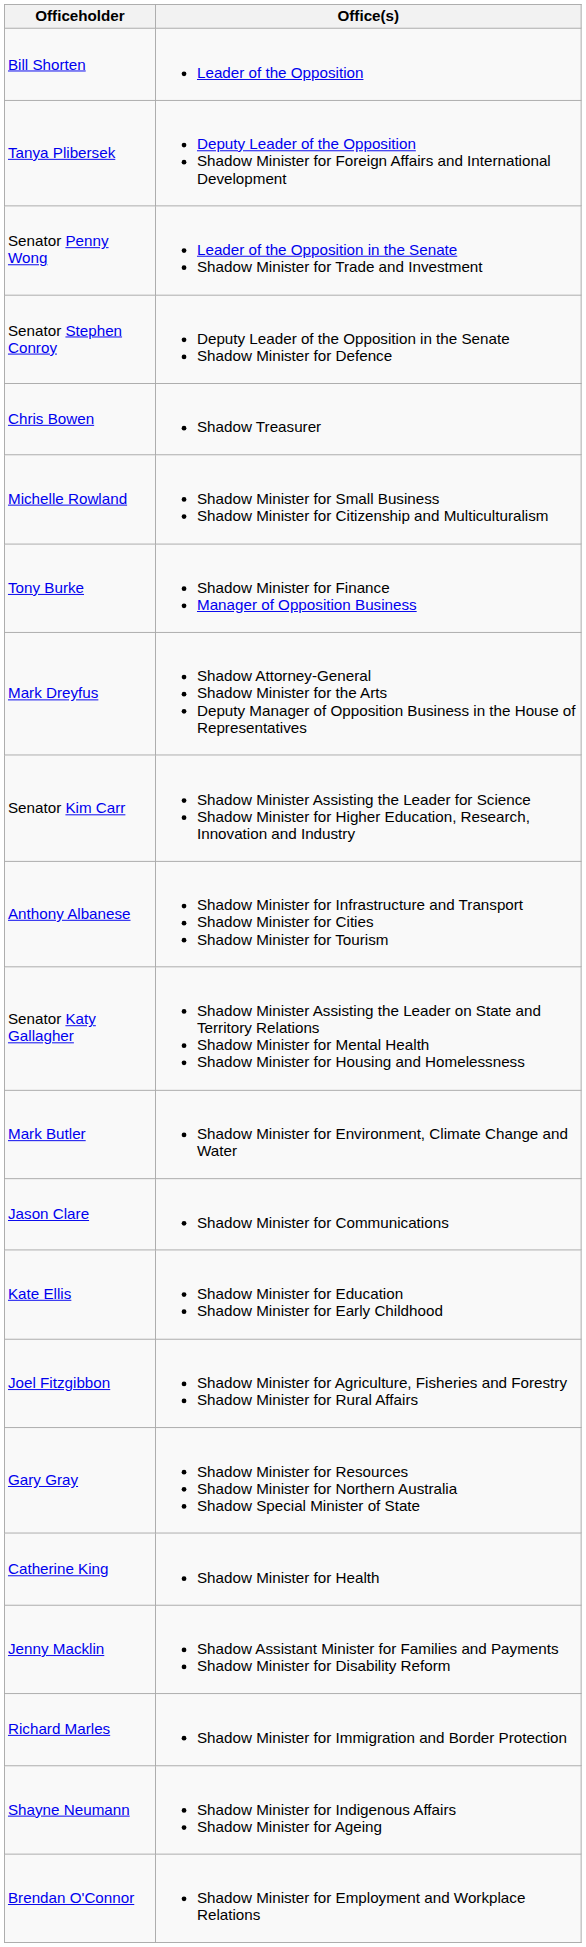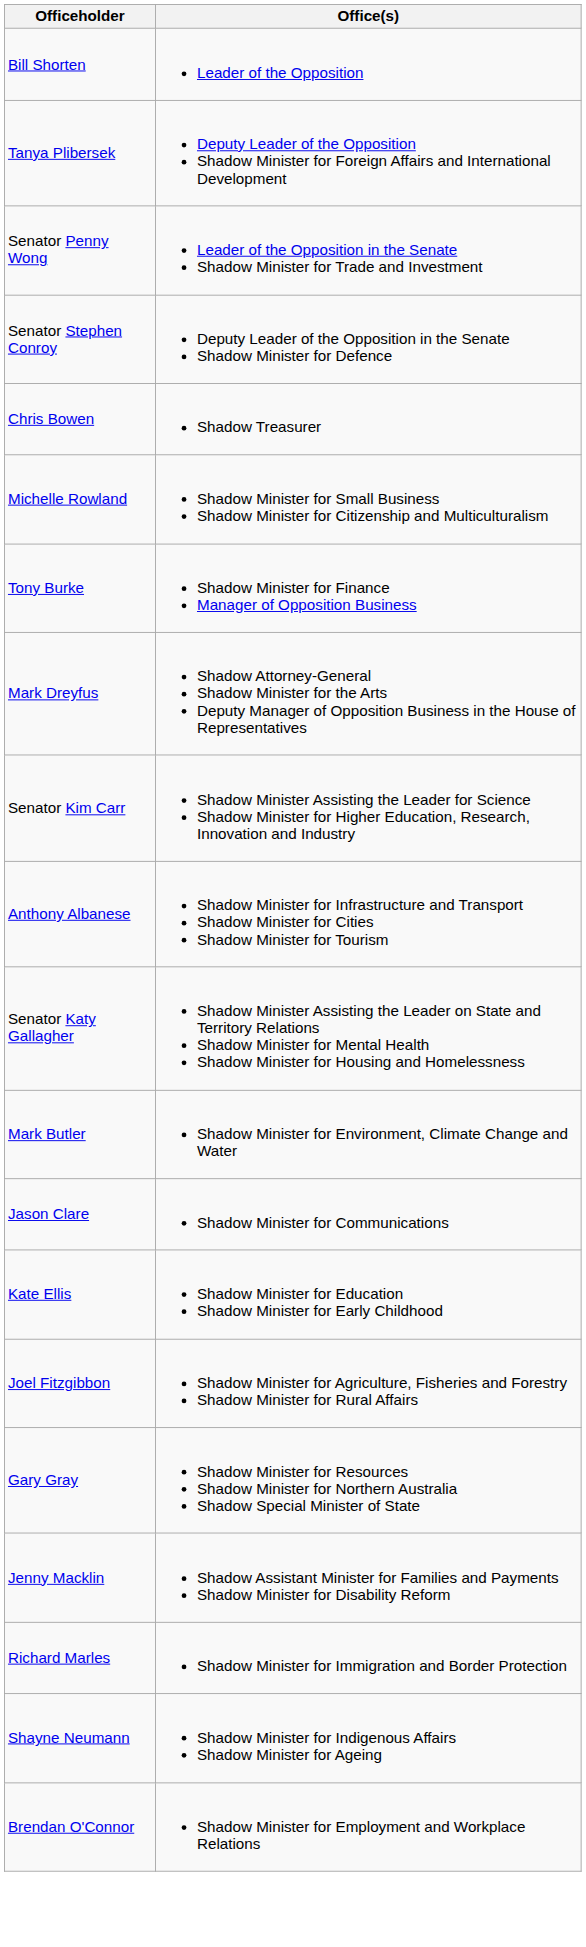- row: (58, 1569)
